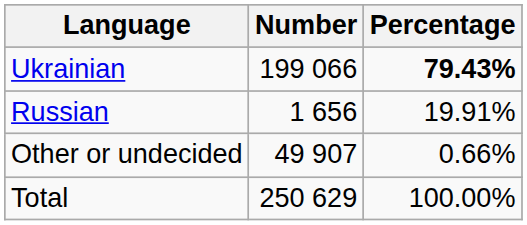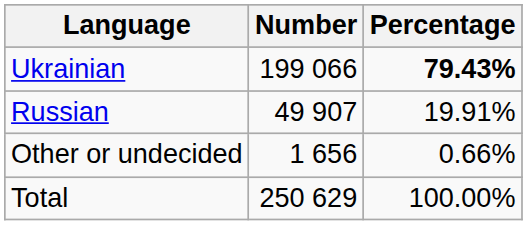(323, 111) 1 656 -> (316, 111) 49 907
(316, 154) 49 907 -> (323, 154) 1 656
